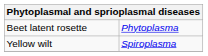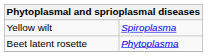rows swapped: (47, 28) <-> (29, 43)
